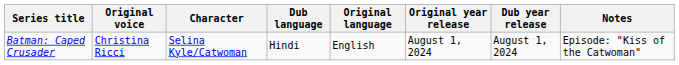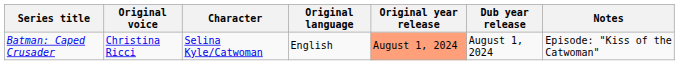- column: (298, 18)
(435, 46) no background -> (415, 46) lightsalmon background
